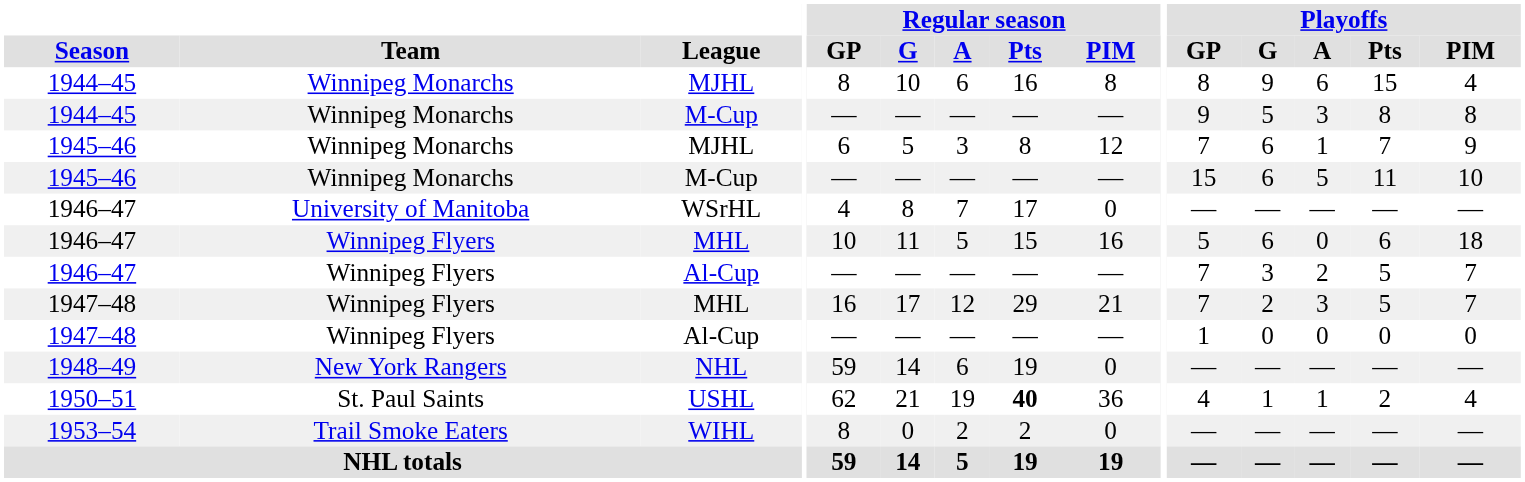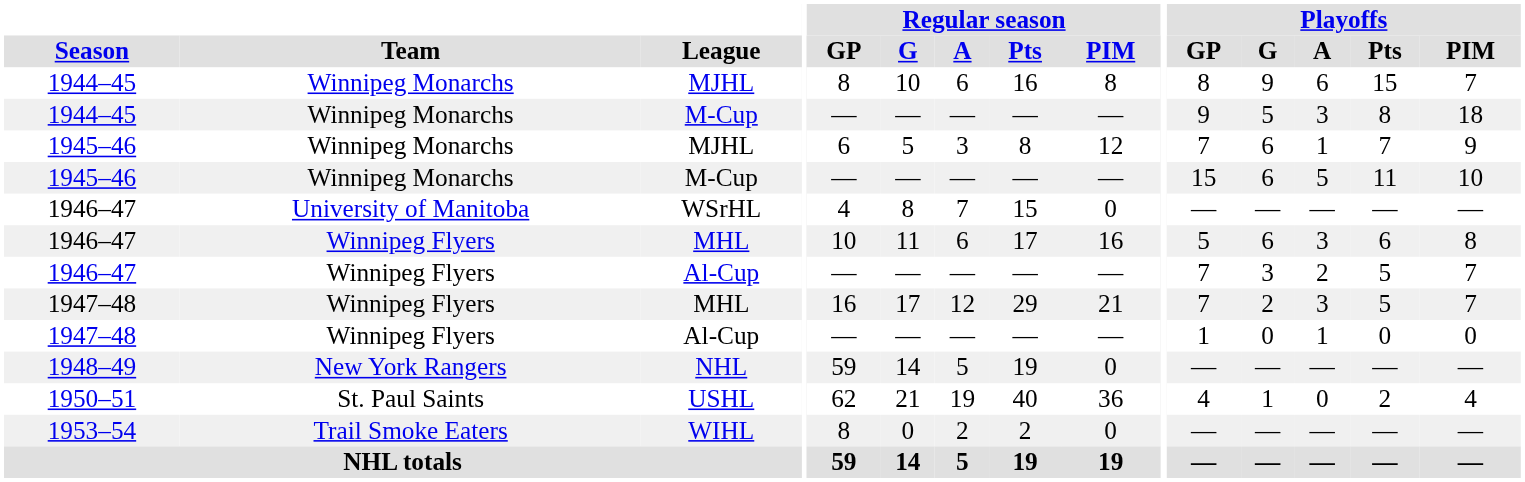(1471, 82) 4 -> (1471, 82) 7
(1471, 114) 8 -> (1471, 114) 18
(1025, 209) 17 -> (1025, 209) 15
(962, 240) 5 -> (962, 240) 6
(1025, 240) 15 -> (1025, 240) 17
(1322, 240) 0 -> (1322, 240) 3
(1471, 240) 18 -> (1471, 240) 8
(1322, 335) 0 -> (1322, 335) 1
(962, 367) 6 -> (962, 367) 5
(1025, 398) bold -> (1025, 398) normal
(1322, 398) 1 -> (1322, 398) 0
